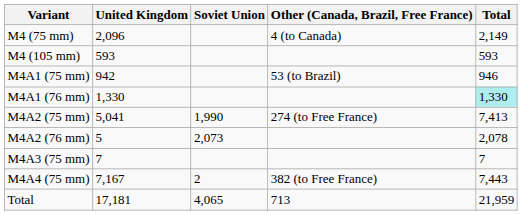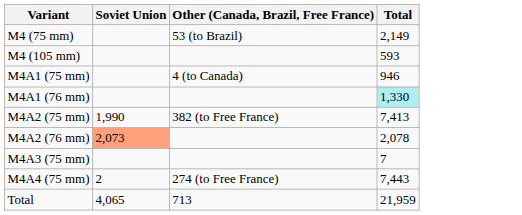- column: (142, 14)
(306, 35) 4 (to Canada) -> (207, 35) 53 (to Brazil)
(306, 76) 53 (to Brazil) -> (208, 76) 4 (to Canada)
(324, 117) 274 (to Free France) -> (225, 117) 382 (to Free France)
(209, 138) no background -> (110, 138) lightsalmon background
(324, 179) 382 (to Free France) -> (225, 179) 274 (to Free France)
